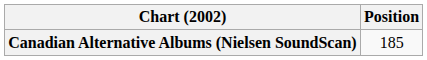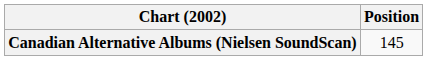(392, 42) 185 -> (392, 42) 145
